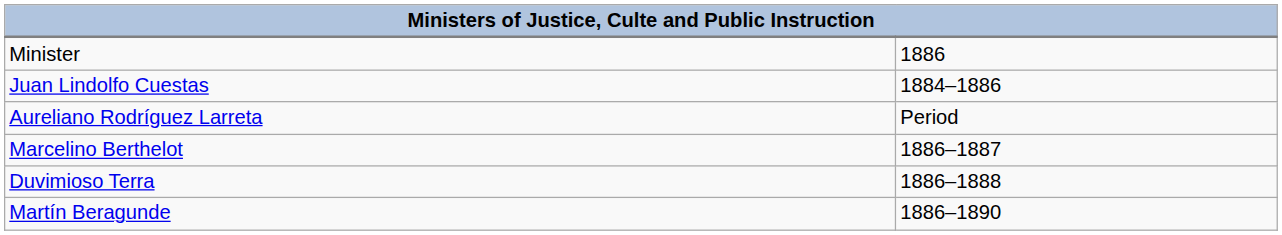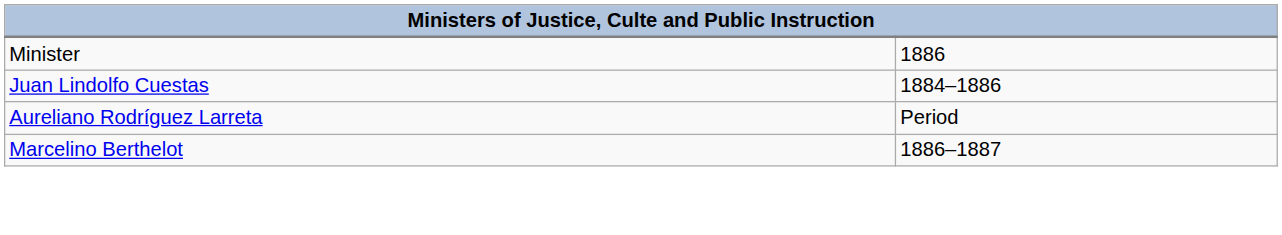- row: (82, 181)
- row: (90, 213)
